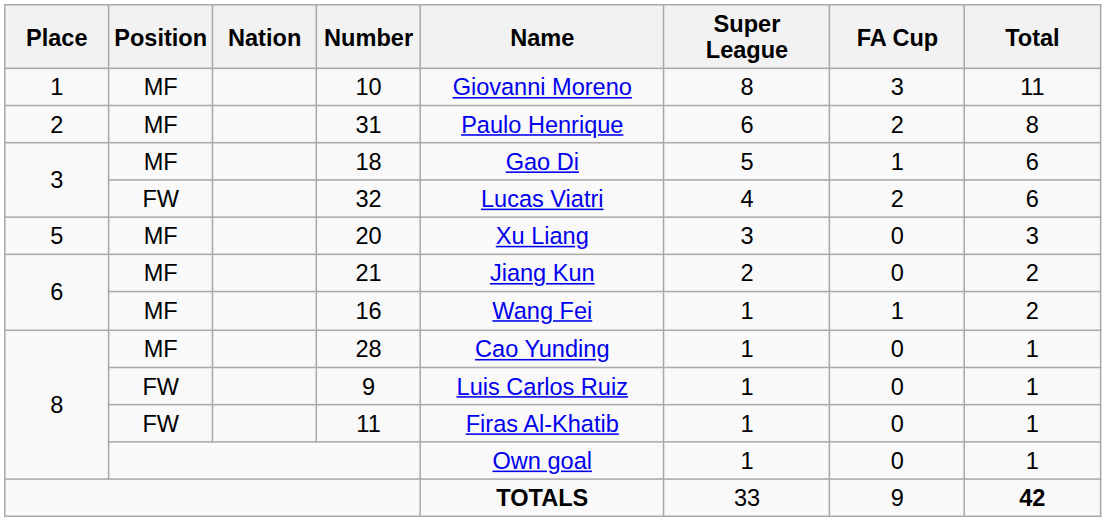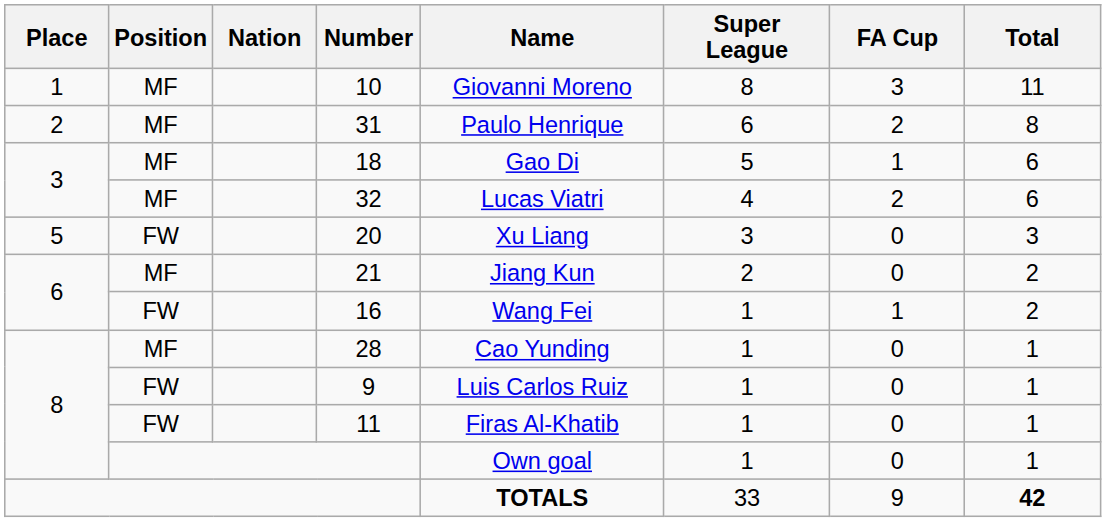(161, 199) FW -> (161, 199) MF
(161, 236) MF -> (161, 236) FW
(161, 311) MF -> (161, 311) FW
